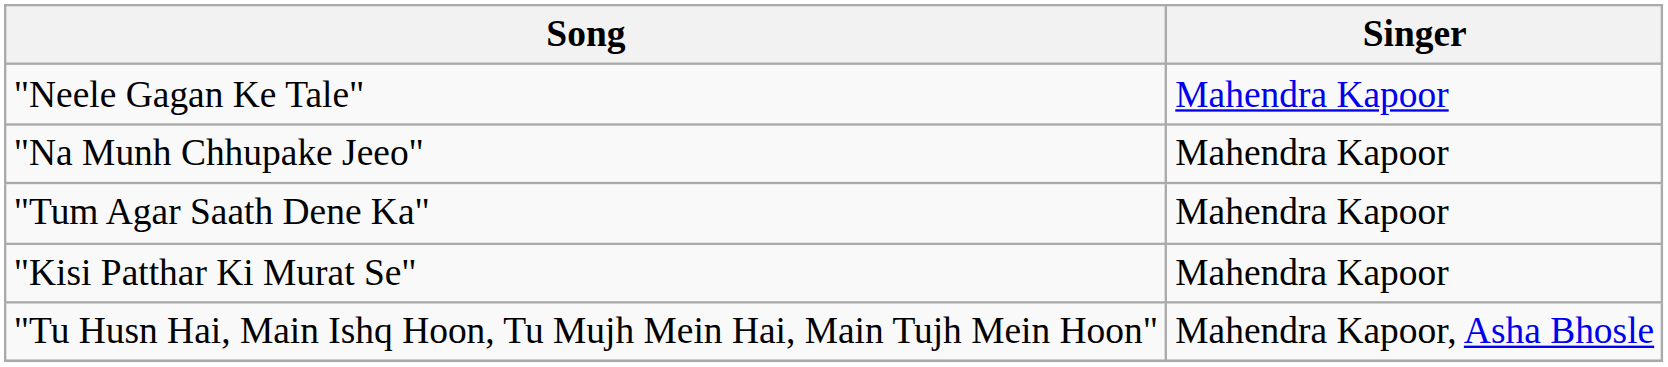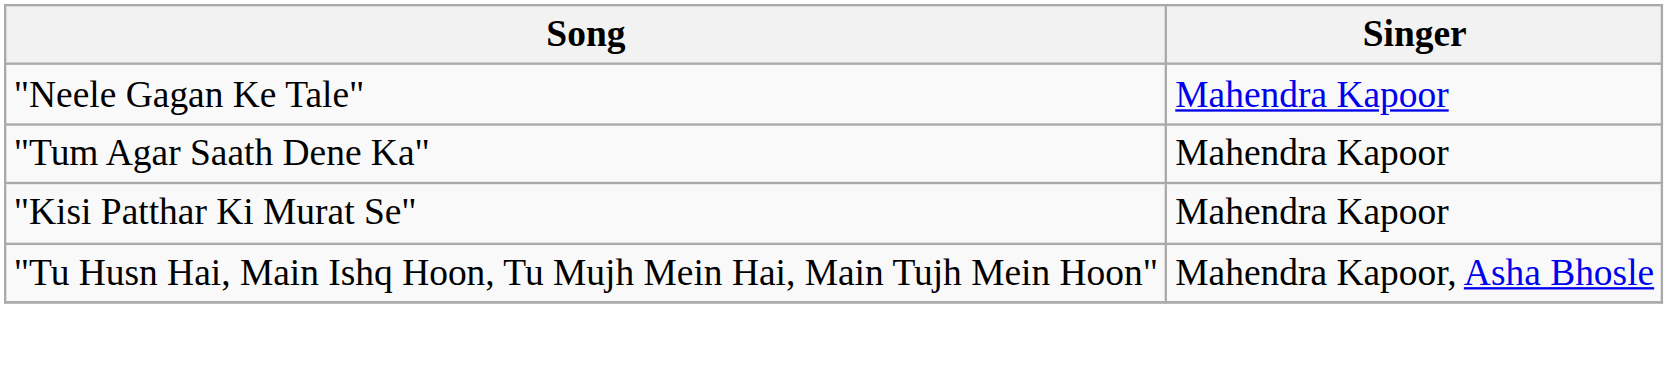- row: (219, 152)
